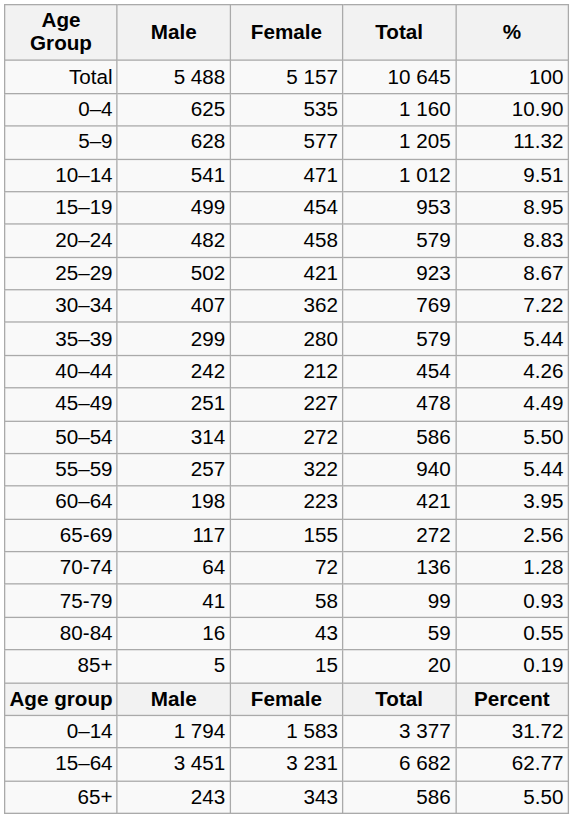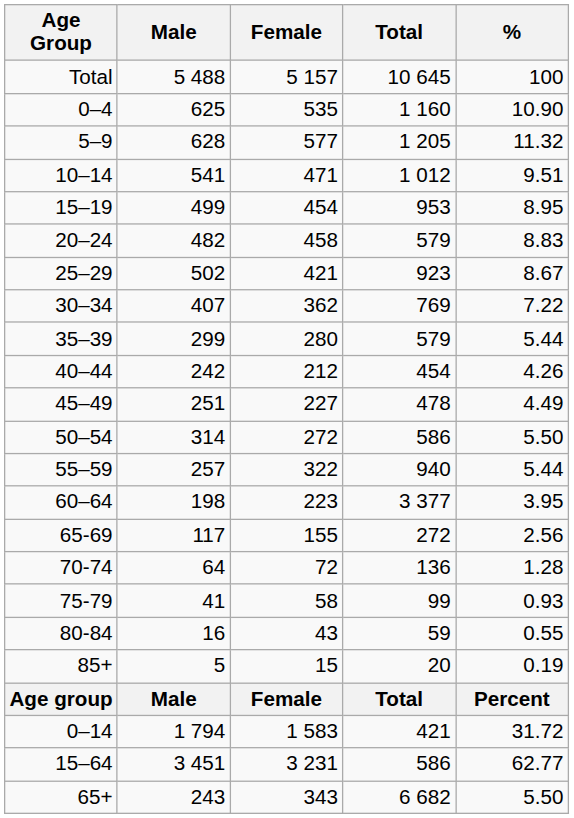(434, 502) 421 -> (425, 502) 3 377
(425, 731) 3 377 -> (434, 731) 421
(425, 764) 6 682 -> (434, 764) 586
(434, 796) 586 -> (425, 796) 6 682
